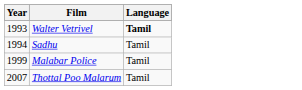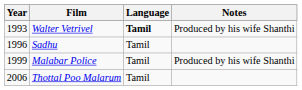+ column: (234, 12)
(17, 45) 1994 -> (17, 45) 1996
(17, 77) 2007 -> (17, 77) 2006
